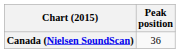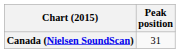(156, 40) 36 -> (156, 40) 31
